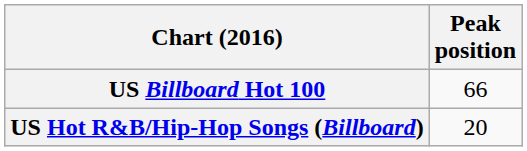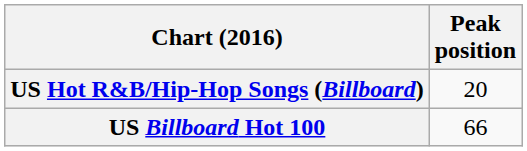rows swapped: (217, 88) <-> (217, 126)
